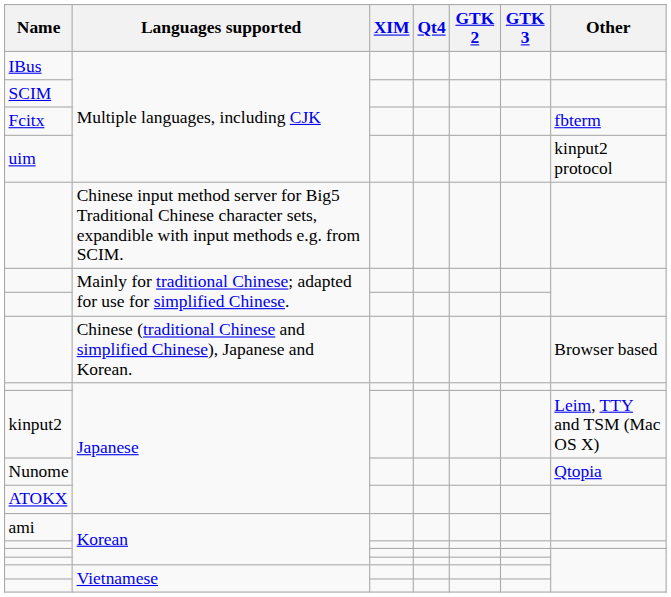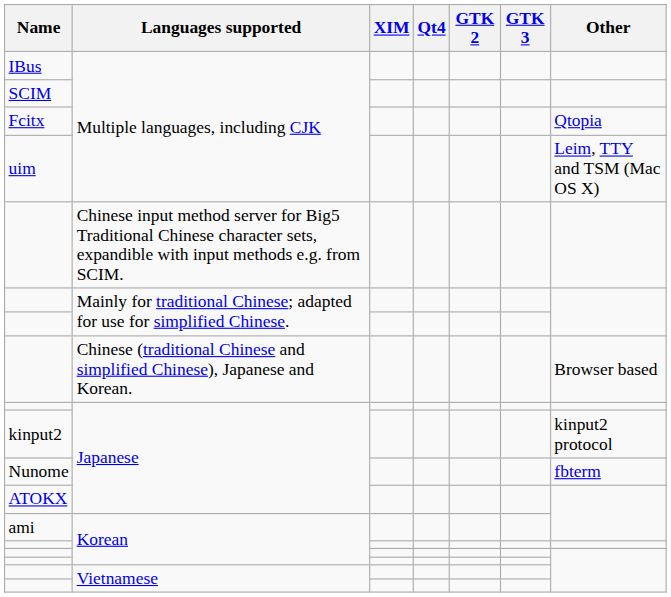(578, 120) fbterm -> (578, 120) Qtopia
(583, 158) kinput2 protocol -> (607, 168) Leim, TTY and TSM (Mac OS X)
(607, 424) Leim, TTY and TSM (Mac OS X) -> (583, 434) kinput2 protocol
(578, 471) Qtopia -> (578, 471) fbterm
